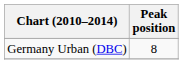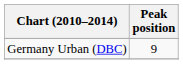(154, 48) 8 -> (154, 48) 9
